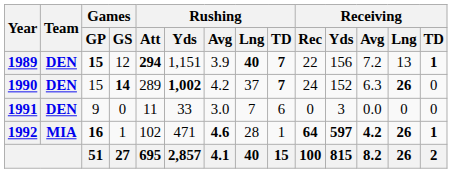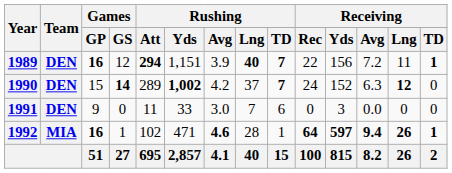(96, 62) 15 -> (96, 62) 16
(404, 62) 13 -> (404, 62) 11
(404, 86) 26 -> (404, 86) 12
(372, 132) 4.2 -> (372, 132) 9.4
